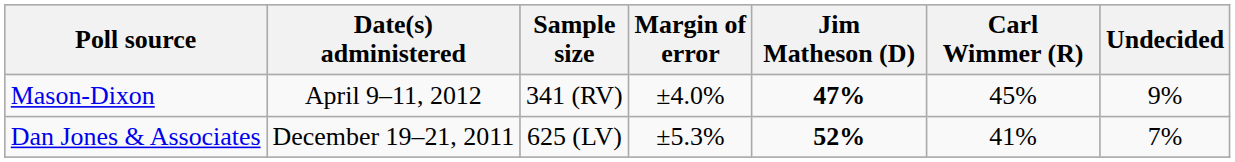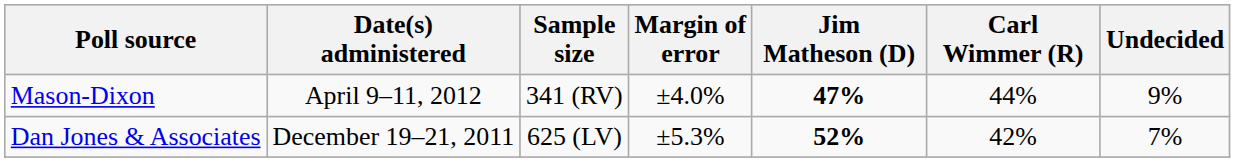(1013, 95) 45% -> (1013, 95) 44%
(1013, 136) 41% -> (1013, 136) 42%
